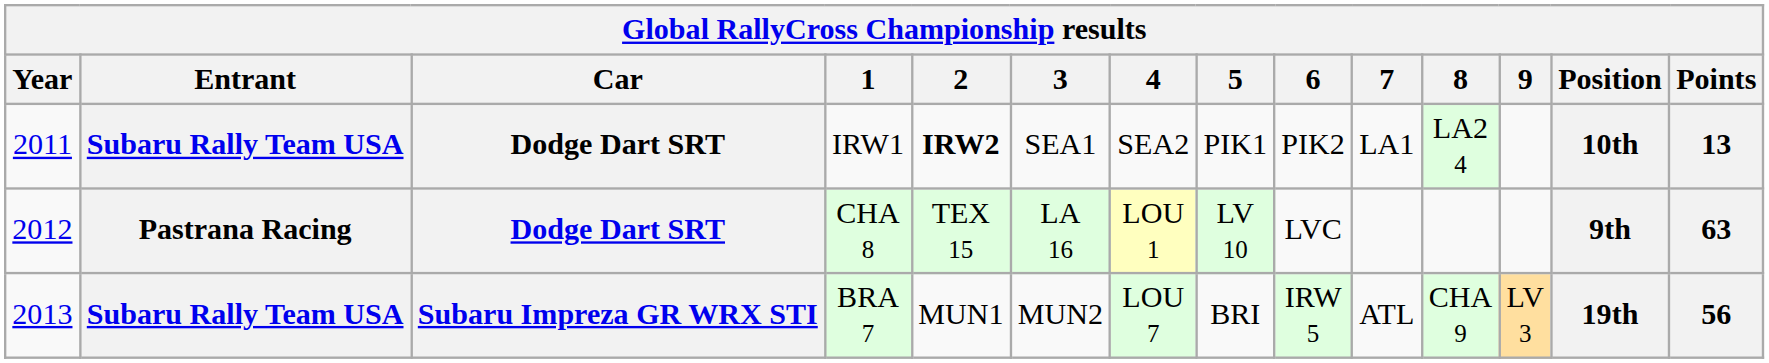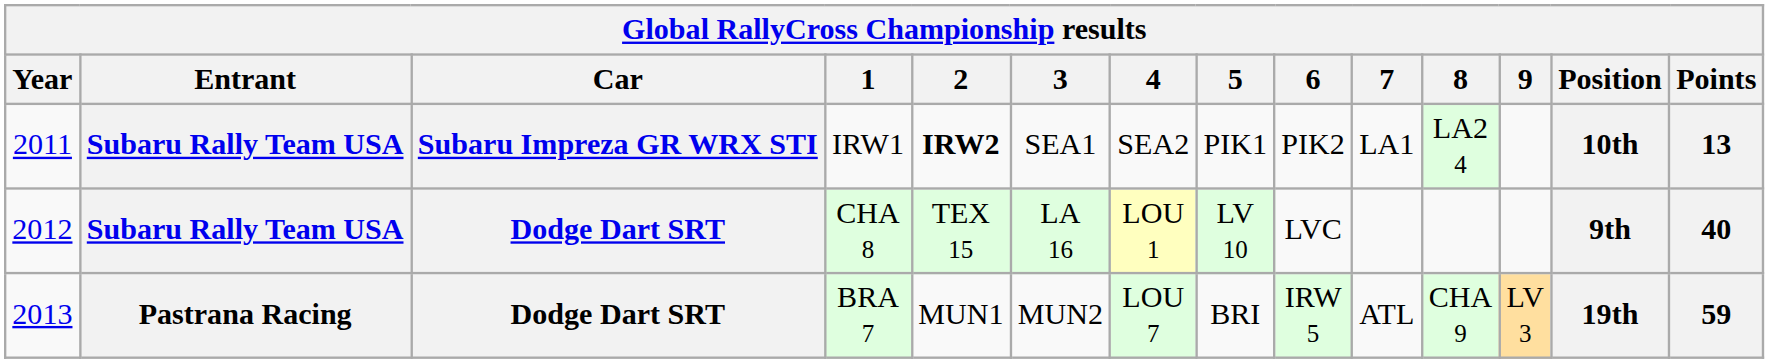(618, 145) Dodge Dart SRT -> (618, 145) Subaru Impreza GR WRX STI
(245, 230) Pastrana Racing -> (245, 230) Subaru Rally Team USA
(1716, 230) 63 -> (1716, 230) 40
(245, 315) Subaru Rally Team USA -> (245, 315) Pastrana Racing
(618, 315) Subaru Impreza GR WRX STI -> (618, 315) Dodge Dart SRT
(1716, 315) 56 -> (1716, 315) 59
